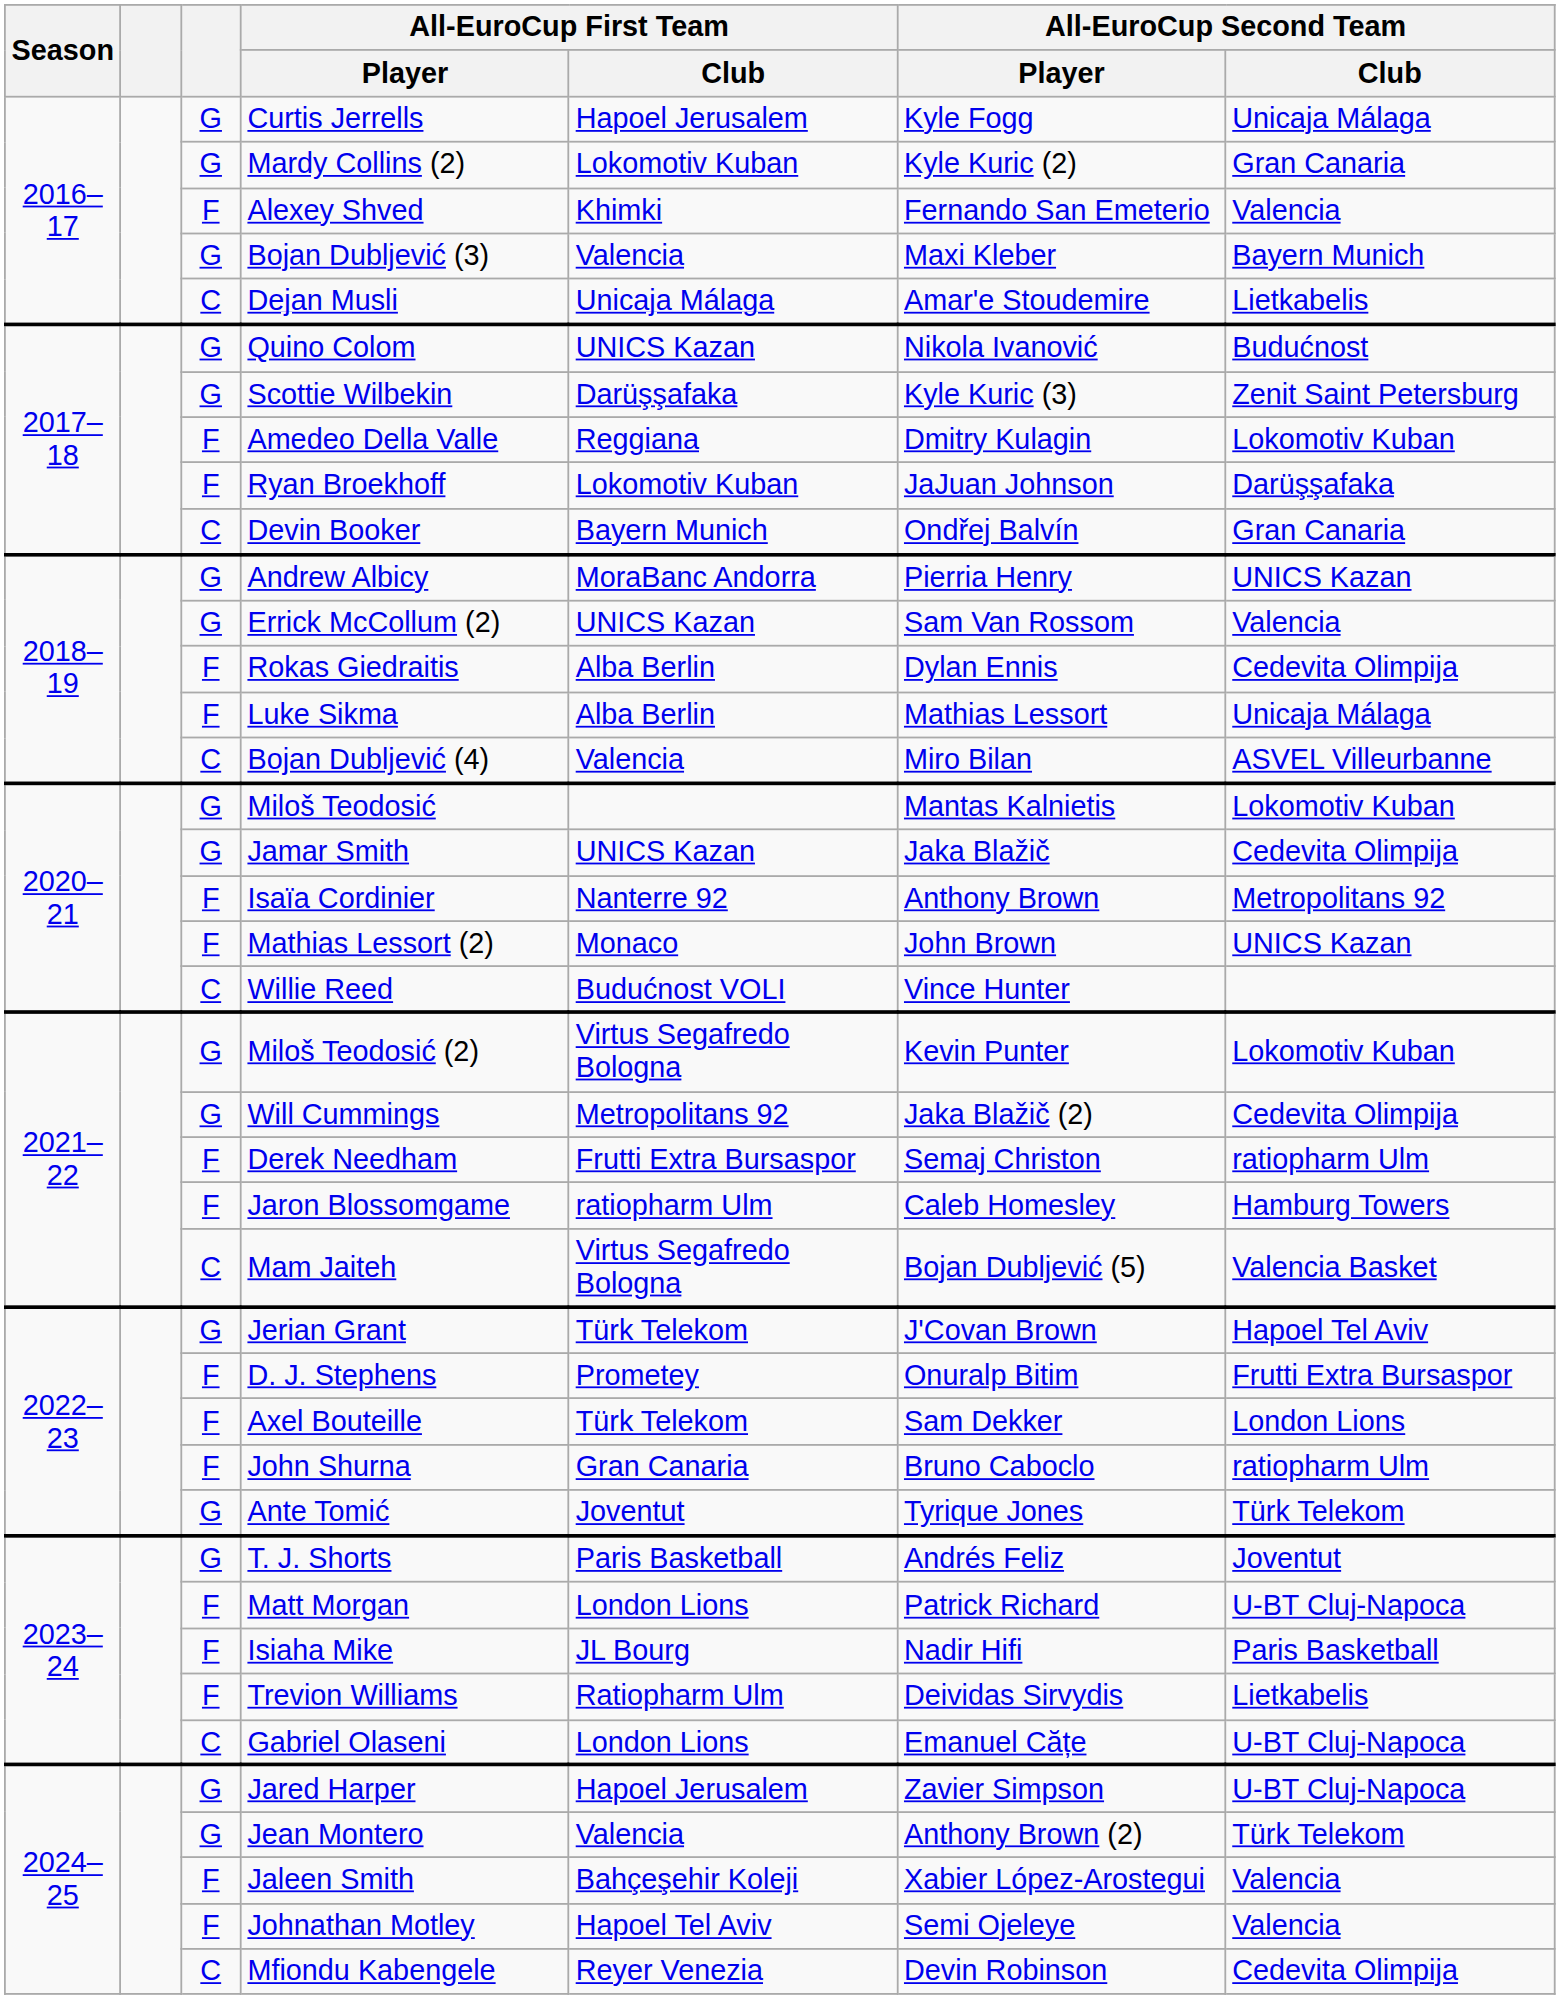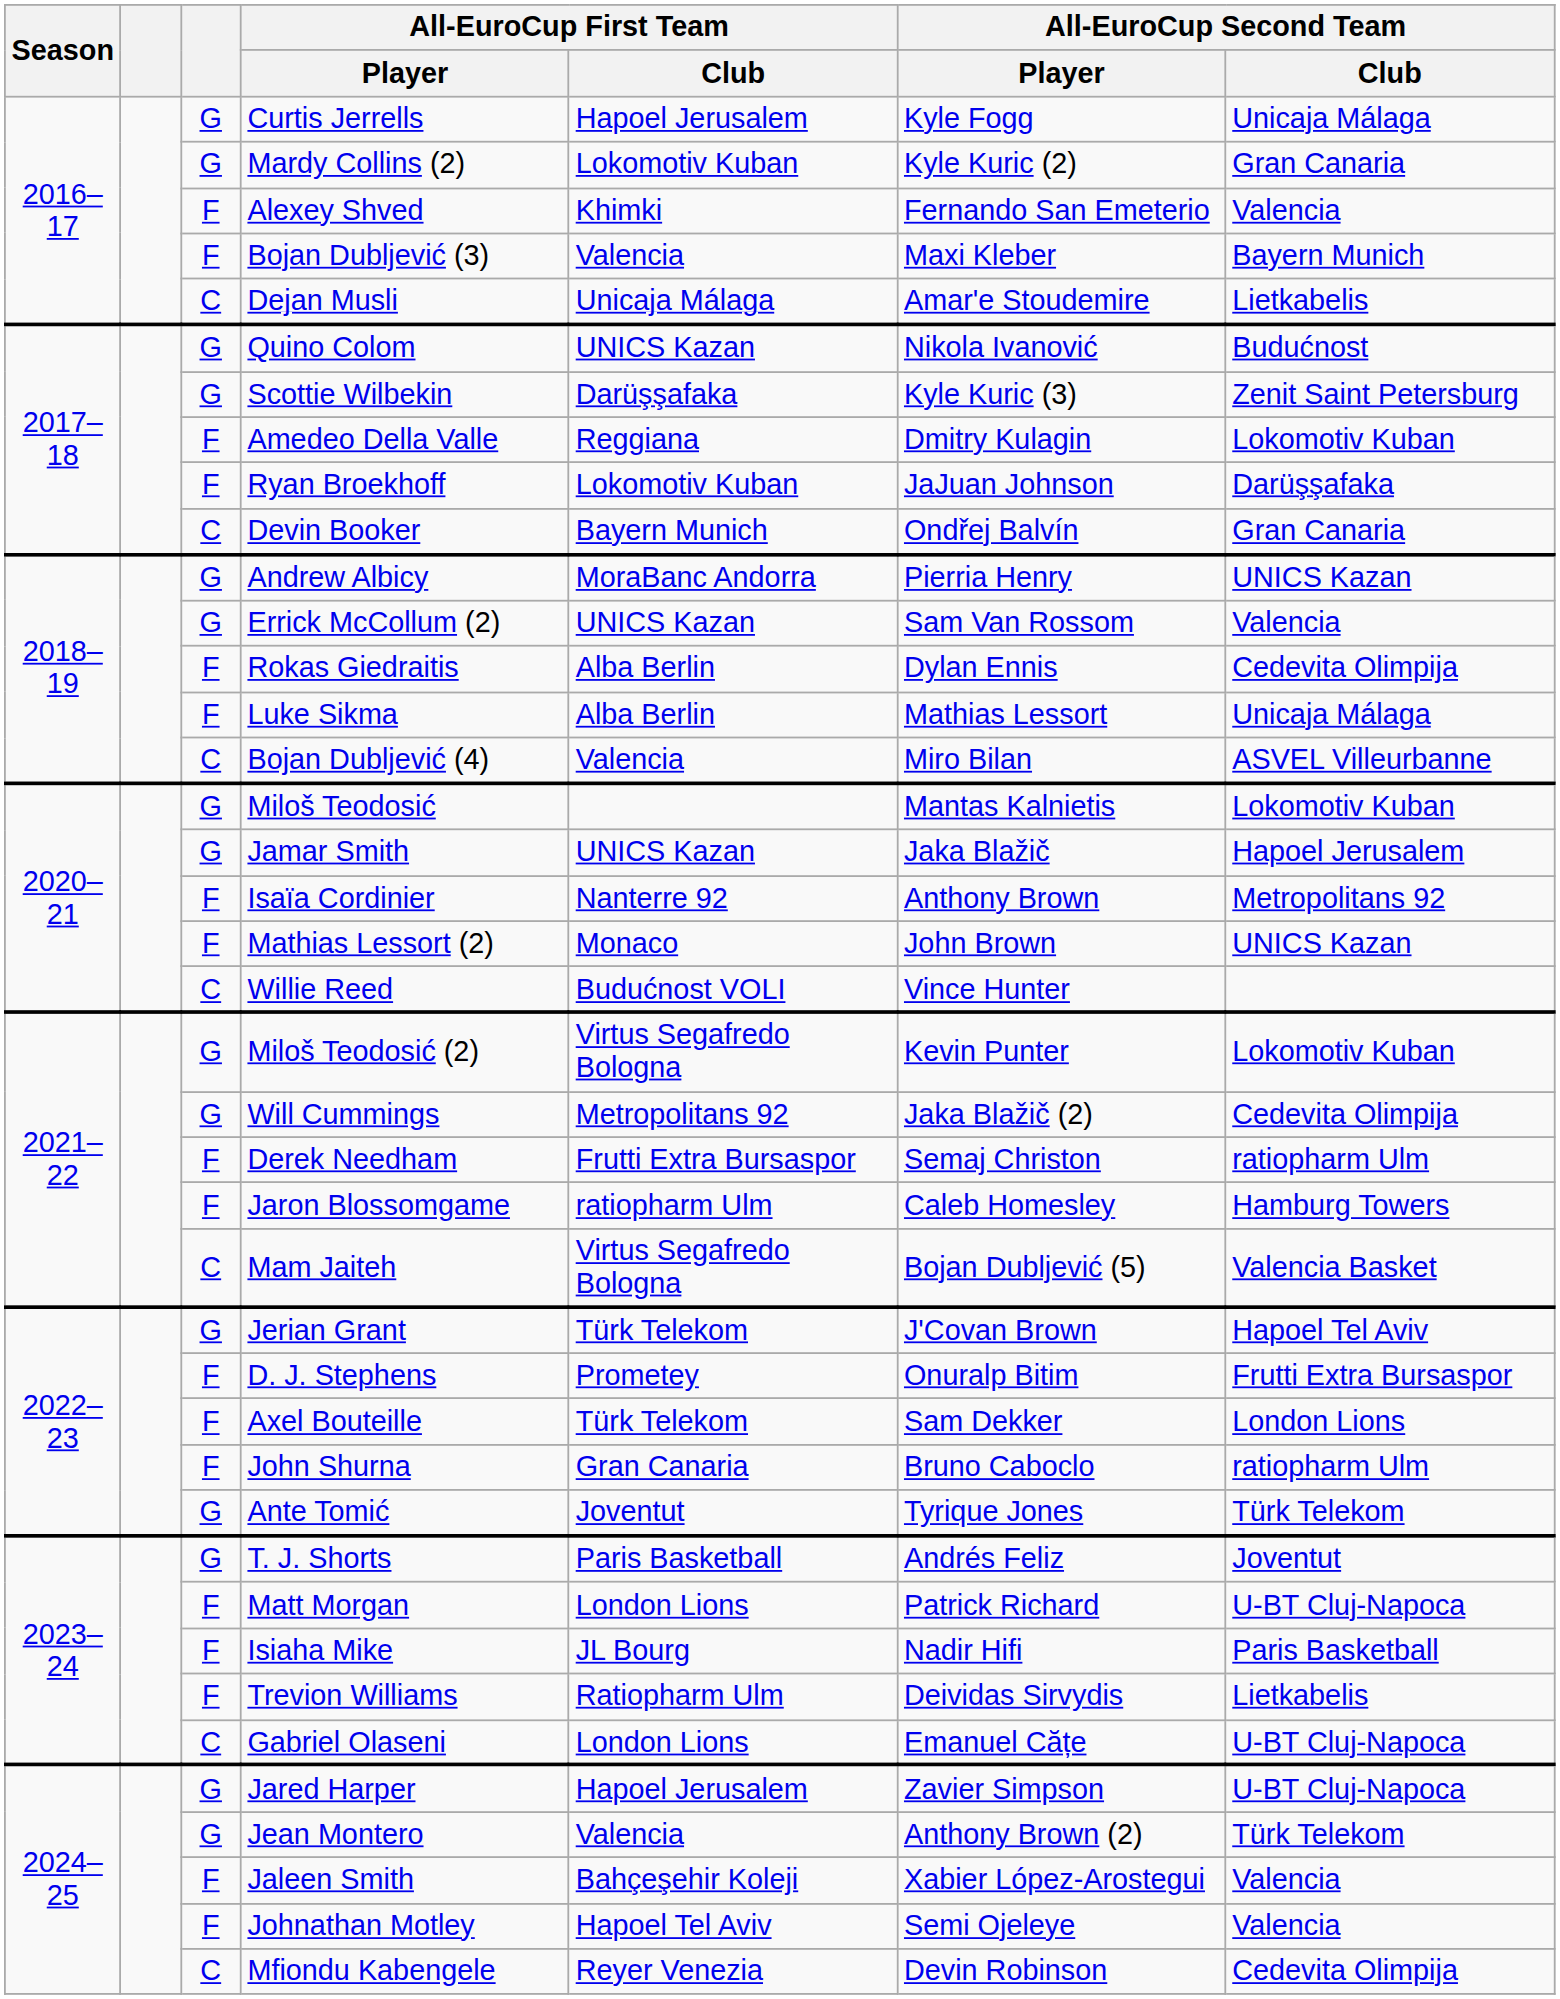(211, 255) G -> (211, 255) F
(1345, 852) Cedevita Olimpija -> (1348, 852) Hapoel Jerusalem
